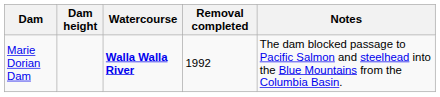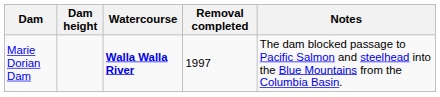(198, 63) 1992 -> (198, 63) 1997
